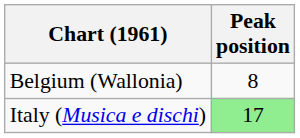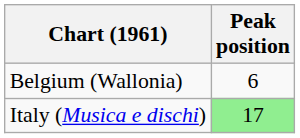(253, 80) 8 -> (253, 80) 6
